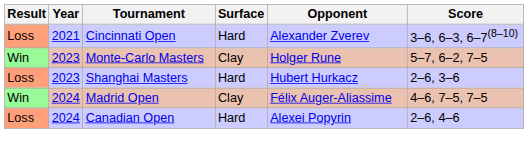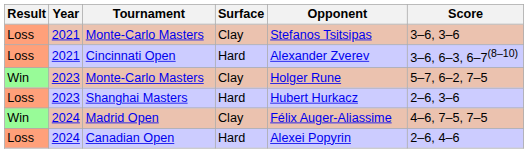+ row: (66, 34)
